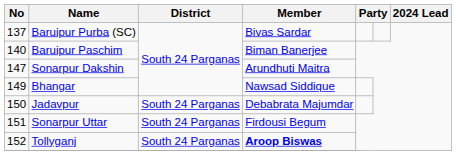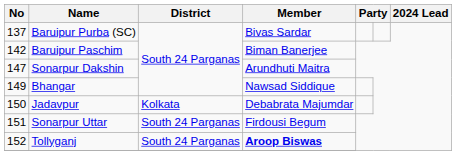(17, 50) 140 -> (17, 50) 142
(191, 104) South 24 Parganas -> (160, 104) Kolkata
